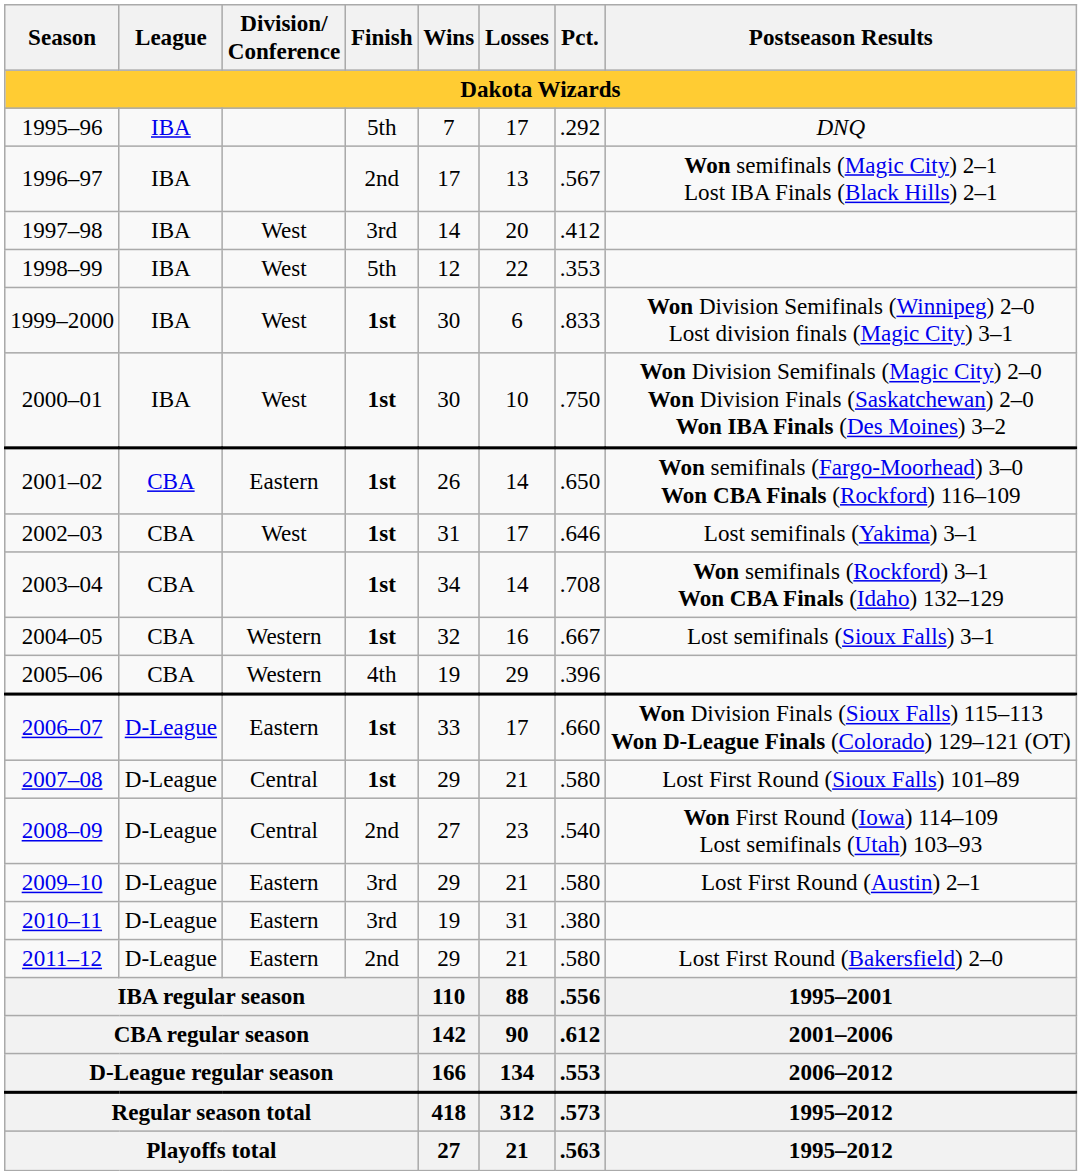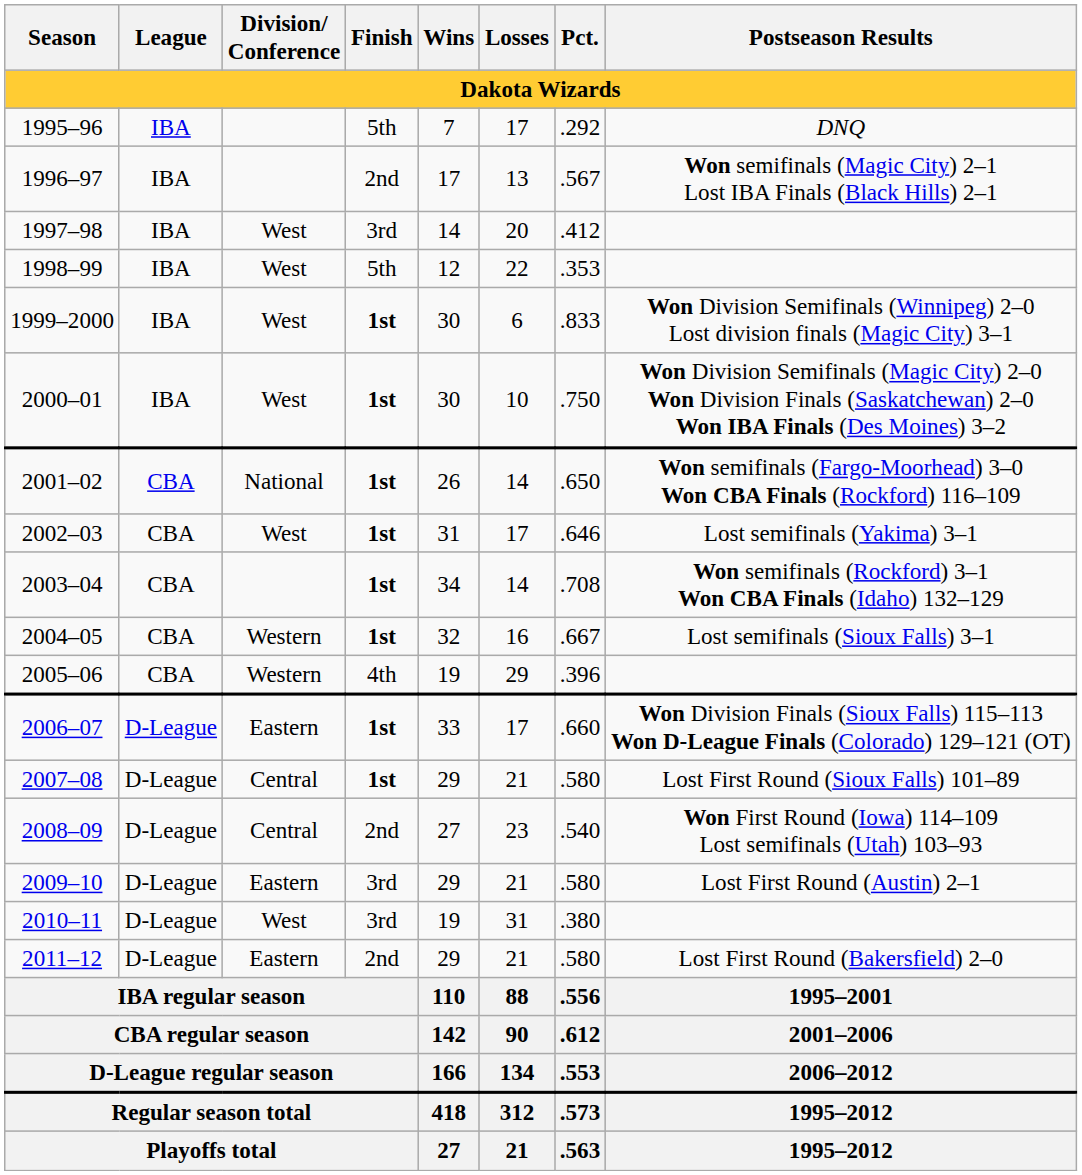(284, 480) Eastern -> (284, 480) National
(284, 920) Eastern -> (284, 920) West
